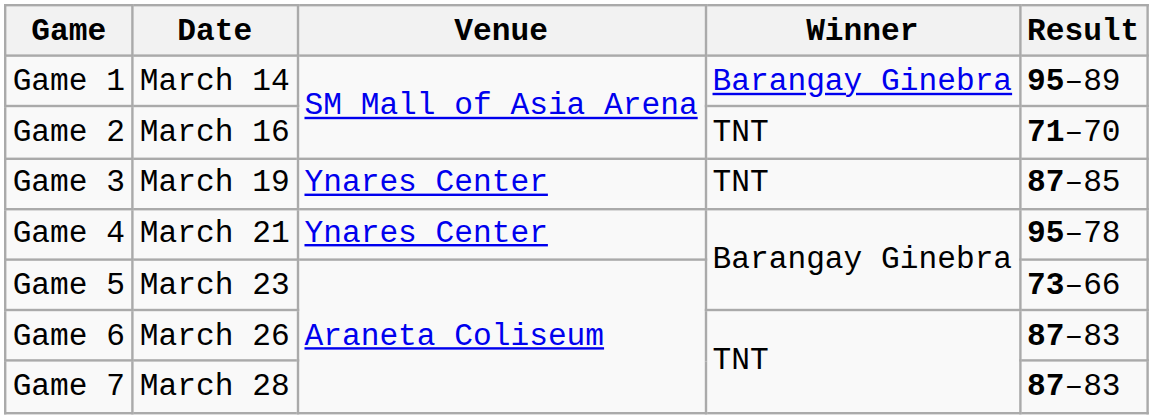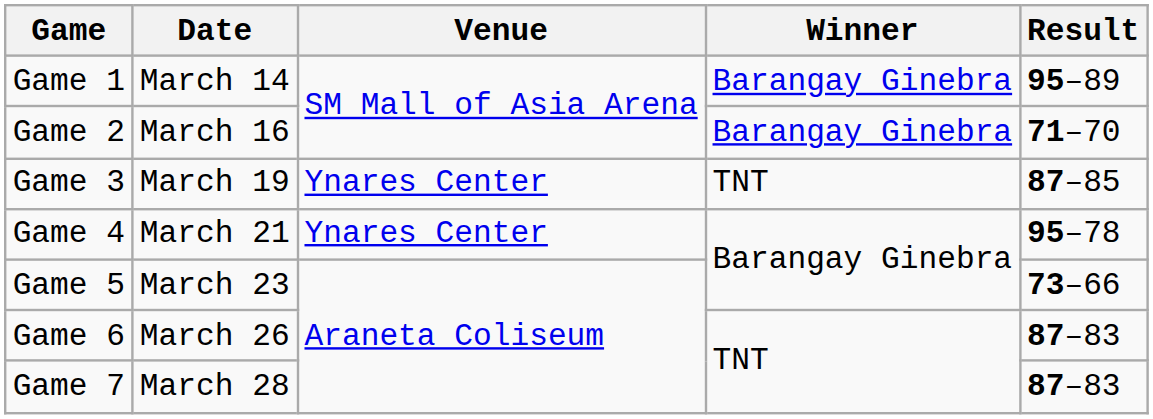(741, 132) TNT -> (862, 132) Barangay Ginebra
